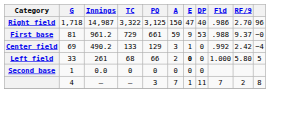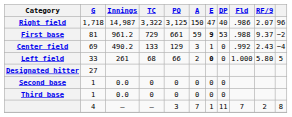(243, 22) 2.70 -> (265, 22) 2.07
(190, 34) normal -> (211, 34) bold
(259, 34) −0 -> (281, 34) −2
(243, 46) 2.42 -> (265, 46) 2.43
+ row: (43, 70)
+ row: (43, 94)
